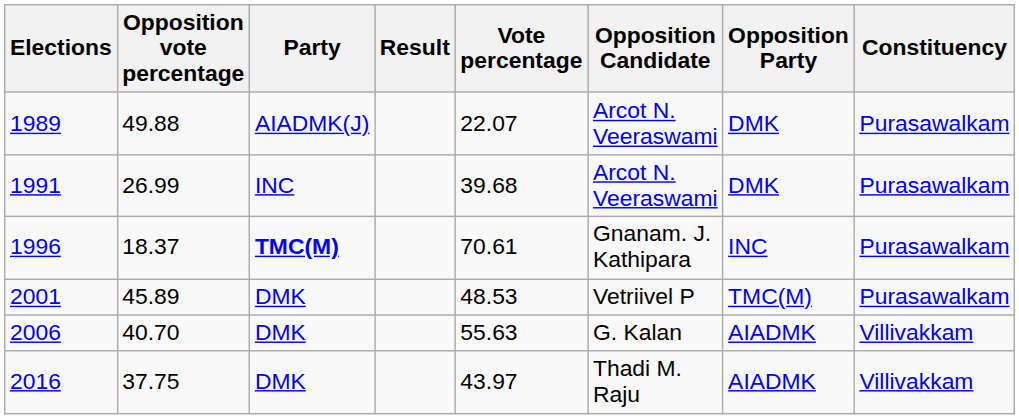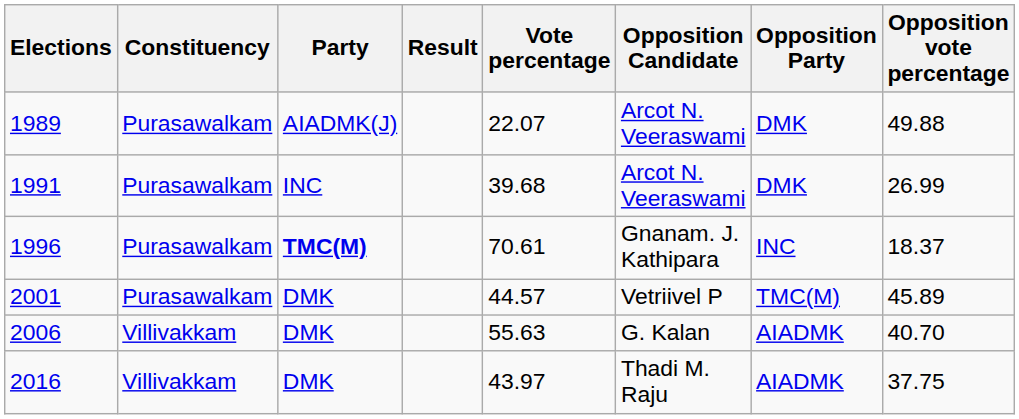columns swapped: (934, 48) <-> (183, 48)
(489, 296) 48.53 -> (517, 296) 44.57
